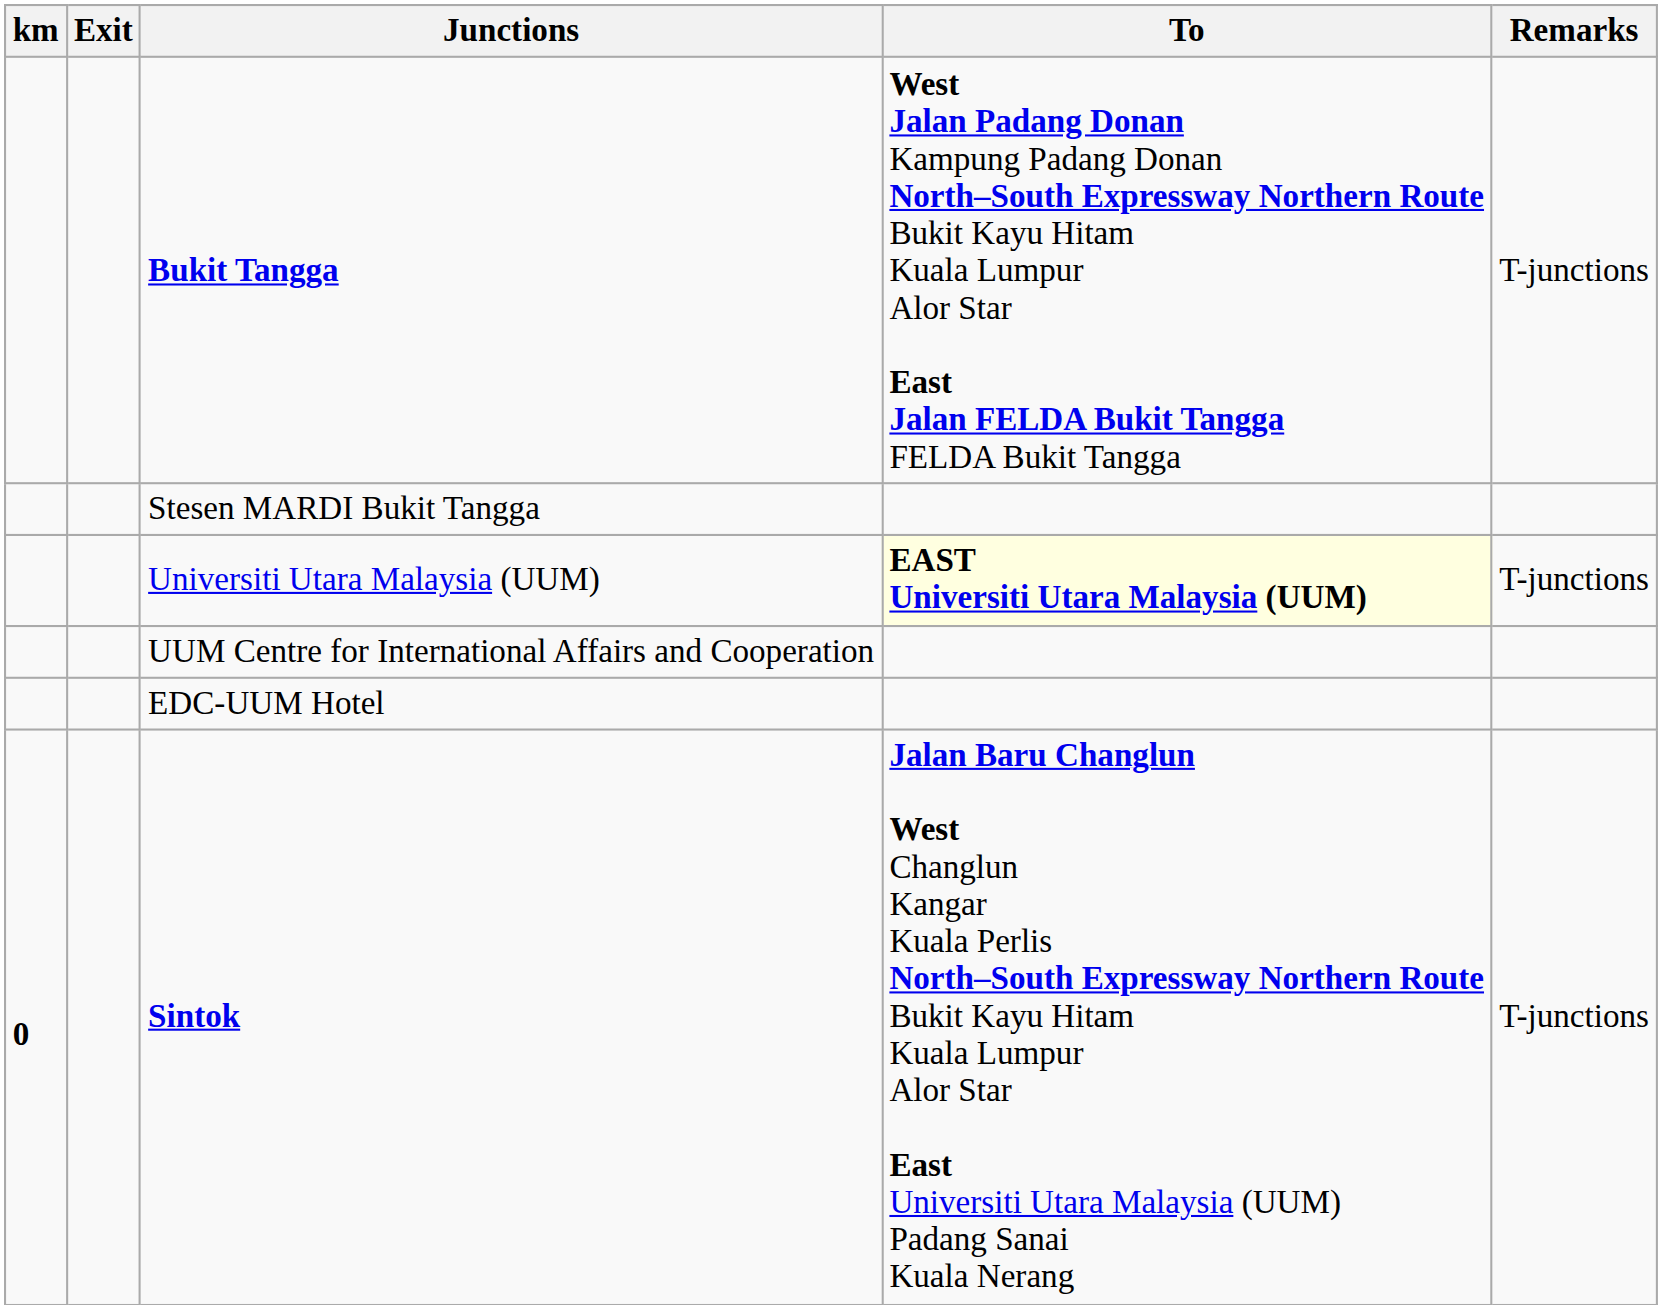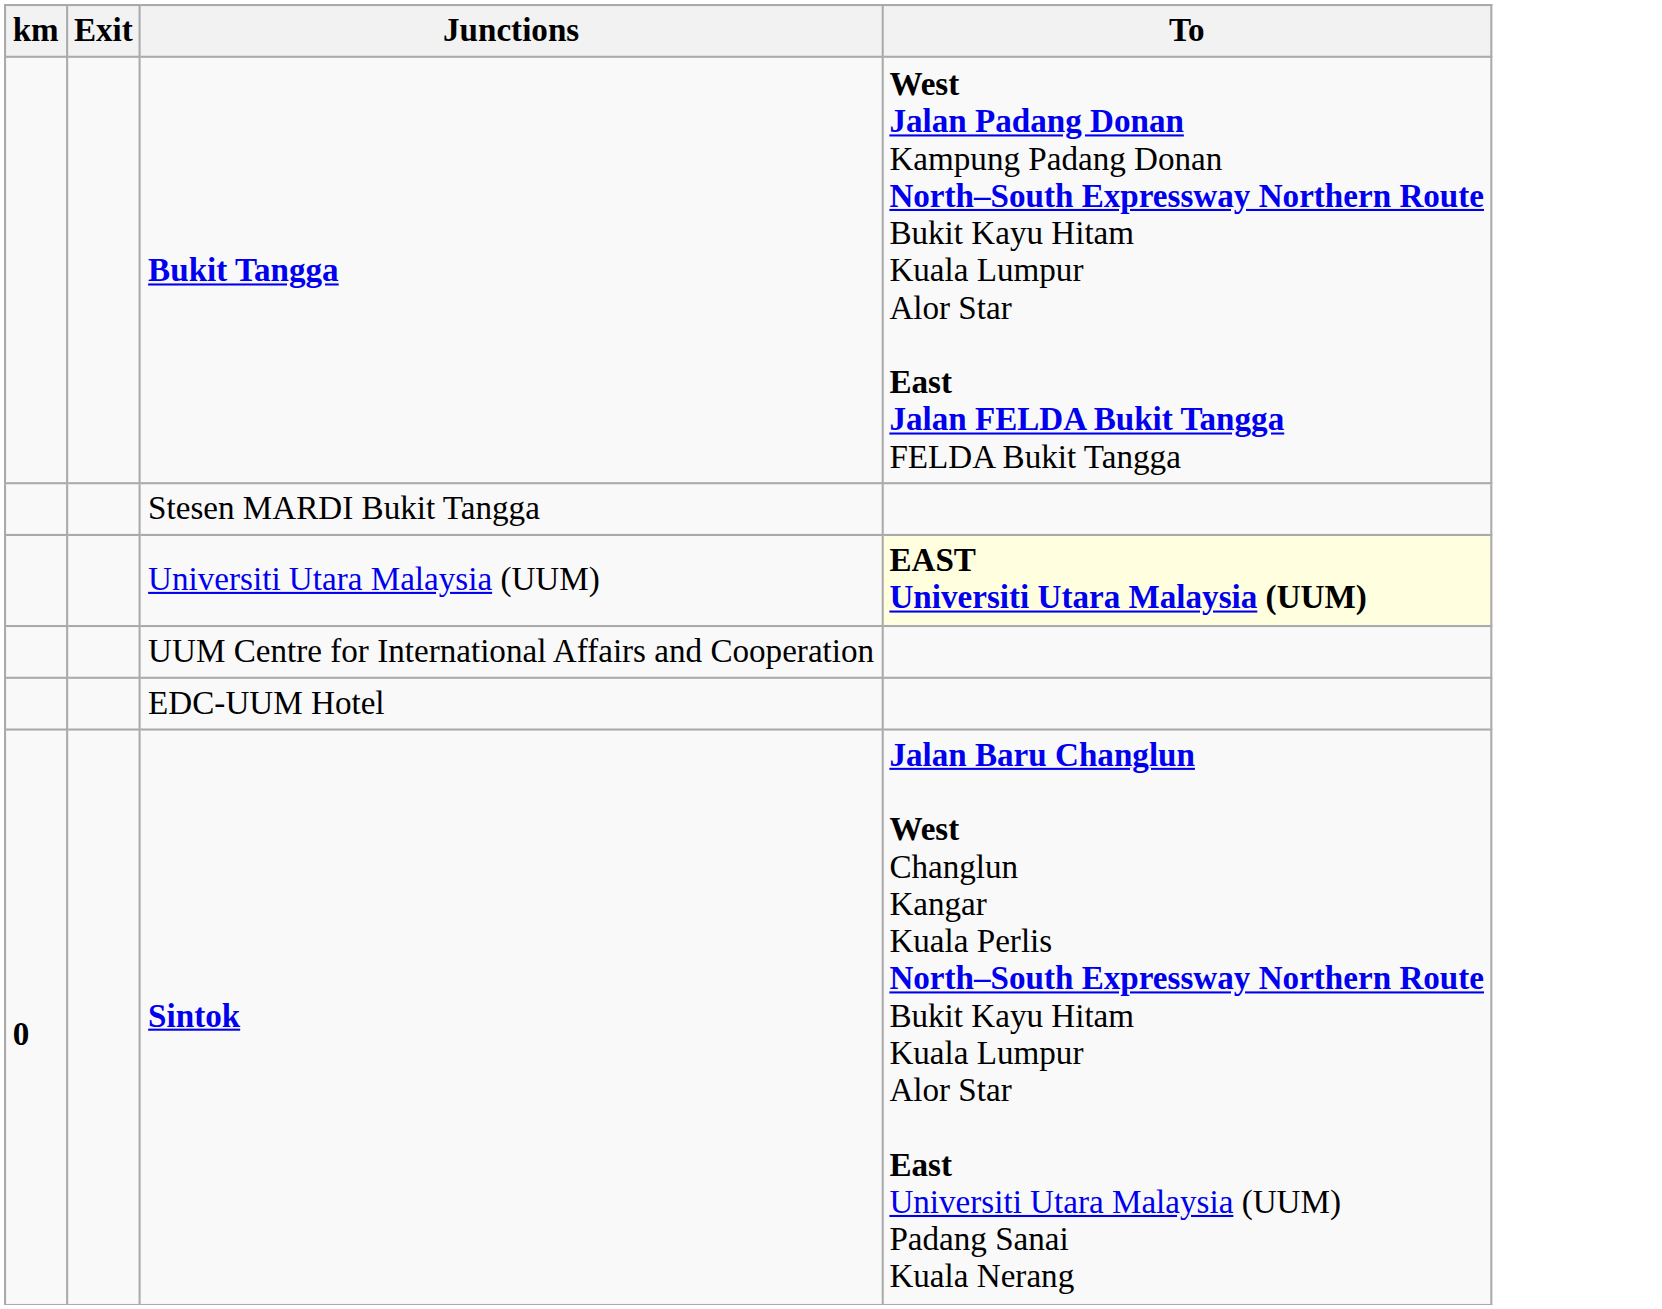- column: (1574, 30)
